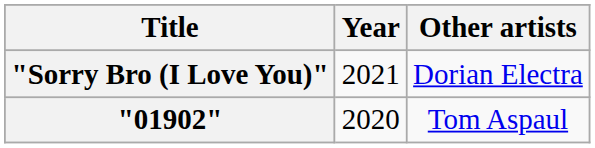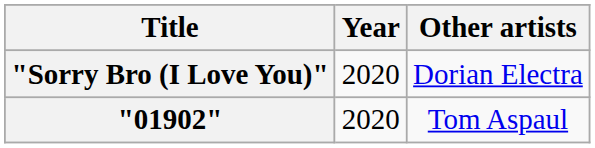(371, 73) 2021 -> (371, 73) 2020
